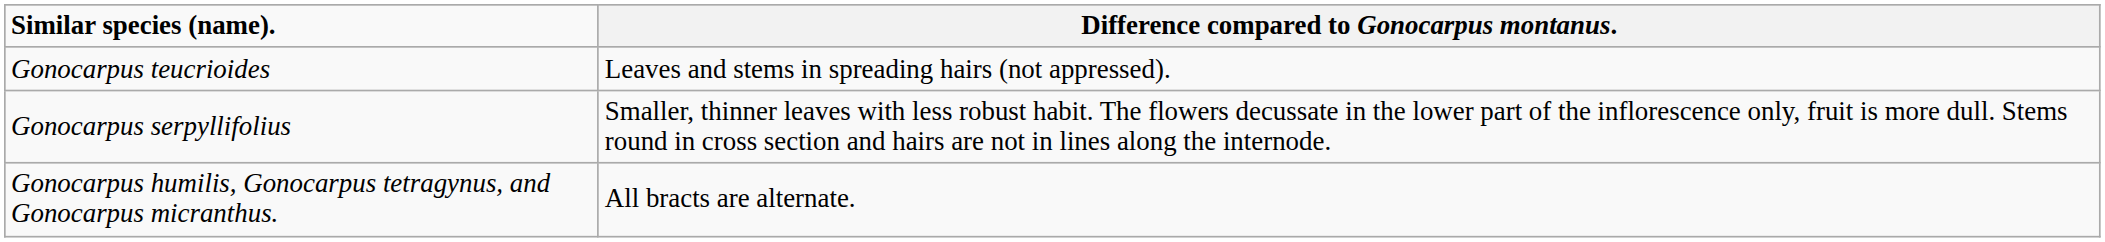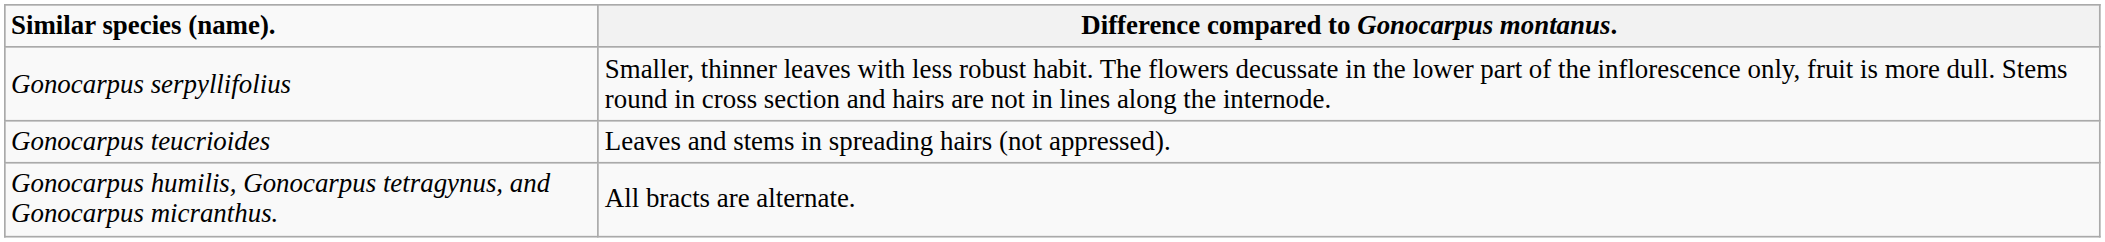rows swapped: (151, 126) <-> (141, 68)
